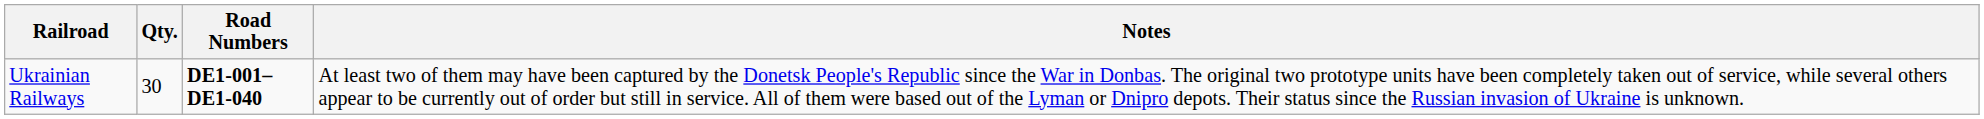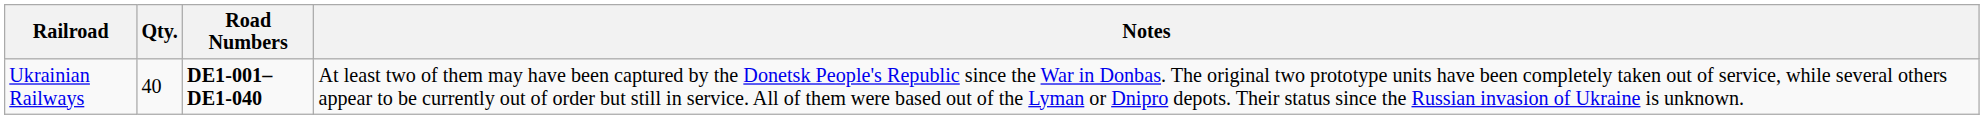(151, 86) 30 -> (151, 86) 40
